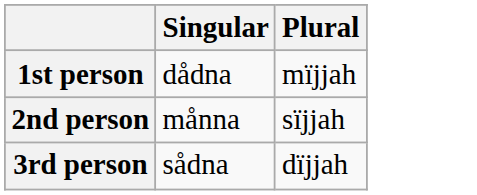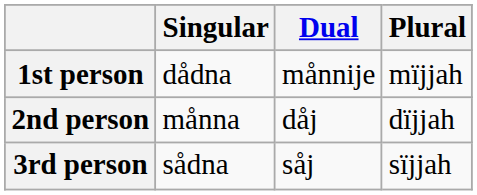+ column: (329, 27)
(313, 119) sïjjah -> (422, 119) dïjjah
(315, 165) dïjjah -> (420, 165) sïjjah
